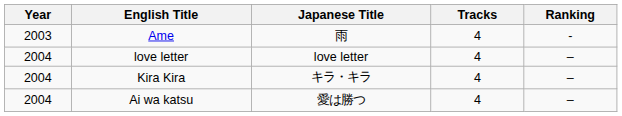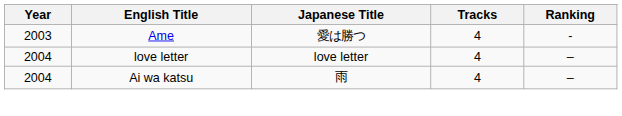(341, 35) 雨 -> (341, 35) 愛は勝つ
- row: (161, 78)
(341, 100) 愛は勝つ -> (341, 78) 雨
